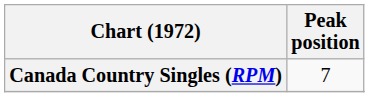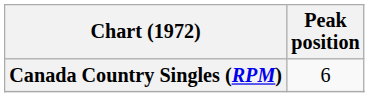(326, 75) 7 -> (326, 75) 6
